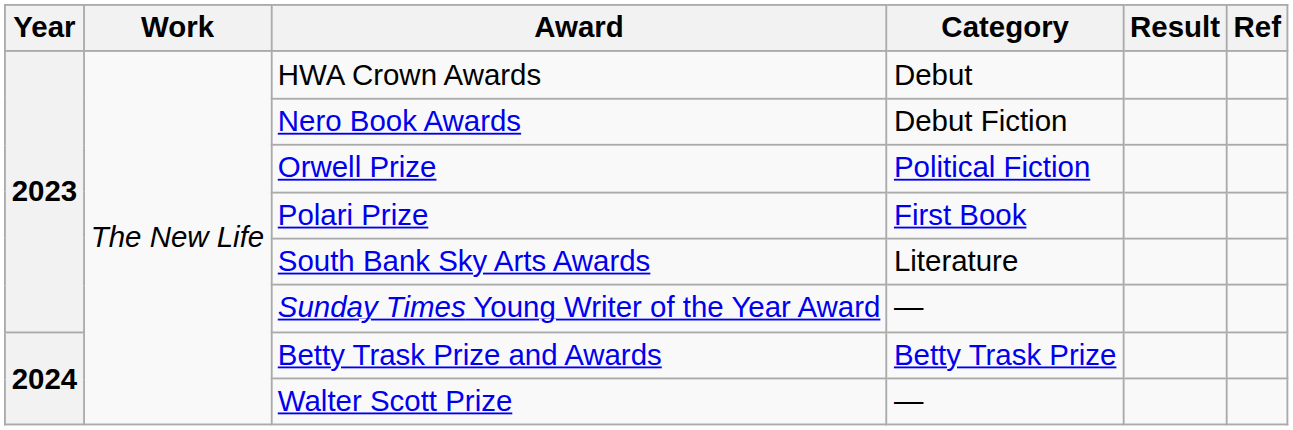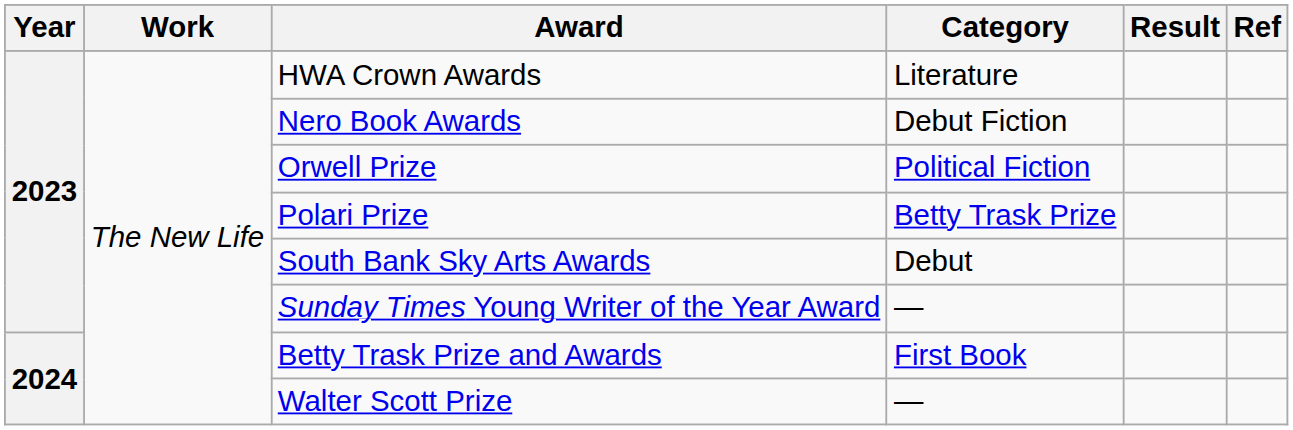(933, 74) Debut -> (956, 74) Literature
(960, 214) First Book -> (1005, 214) Betty Trask Prize
(956, 261) Literature -> (933, 261) Debut
(1005, 354) Betty Trask Prize -> (960, 354) First Book
